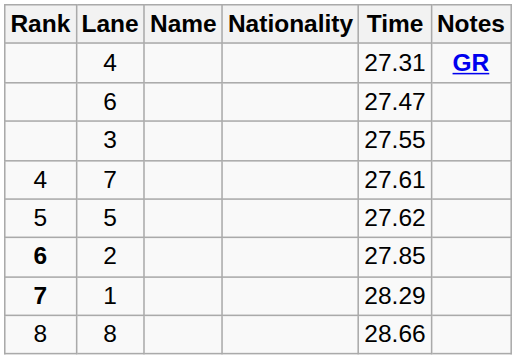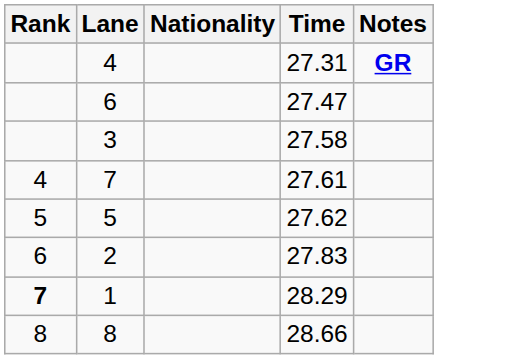- column: (183, 23)
(395, 140) 27.55 -> (317, 140) 27.58
(40, 256) bold -> (40, 256) normal
(395, 256) 27.85 -> (317, 256) 27.83
